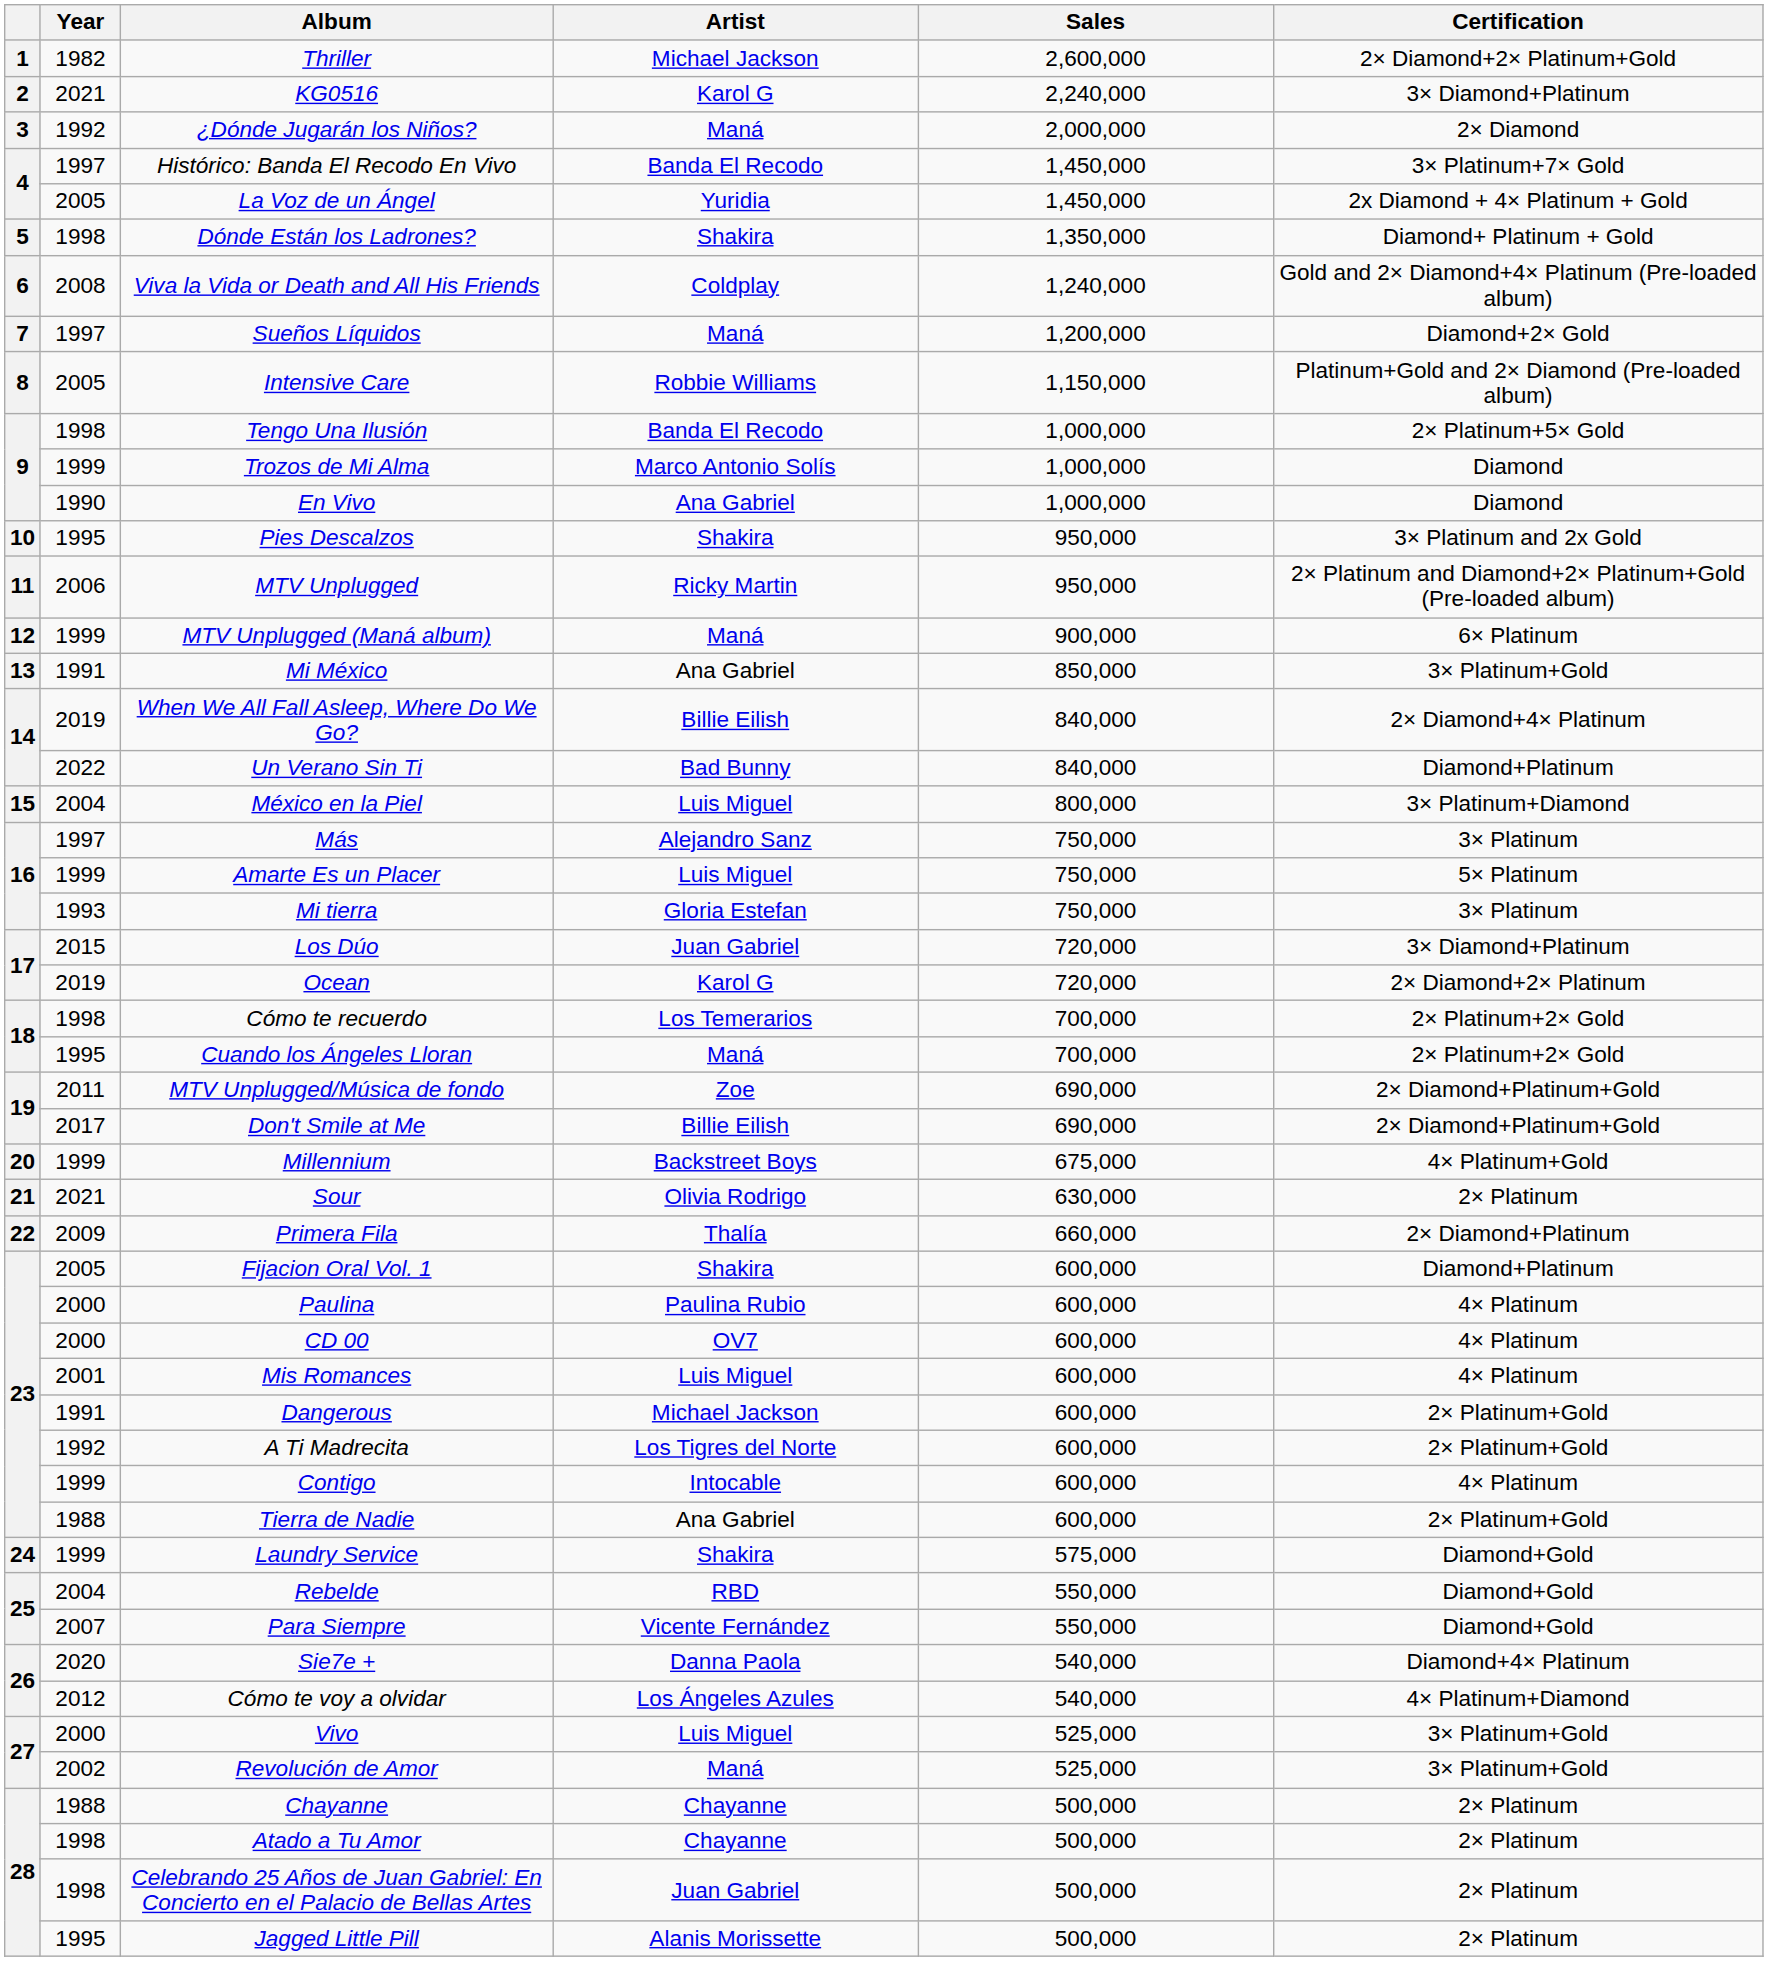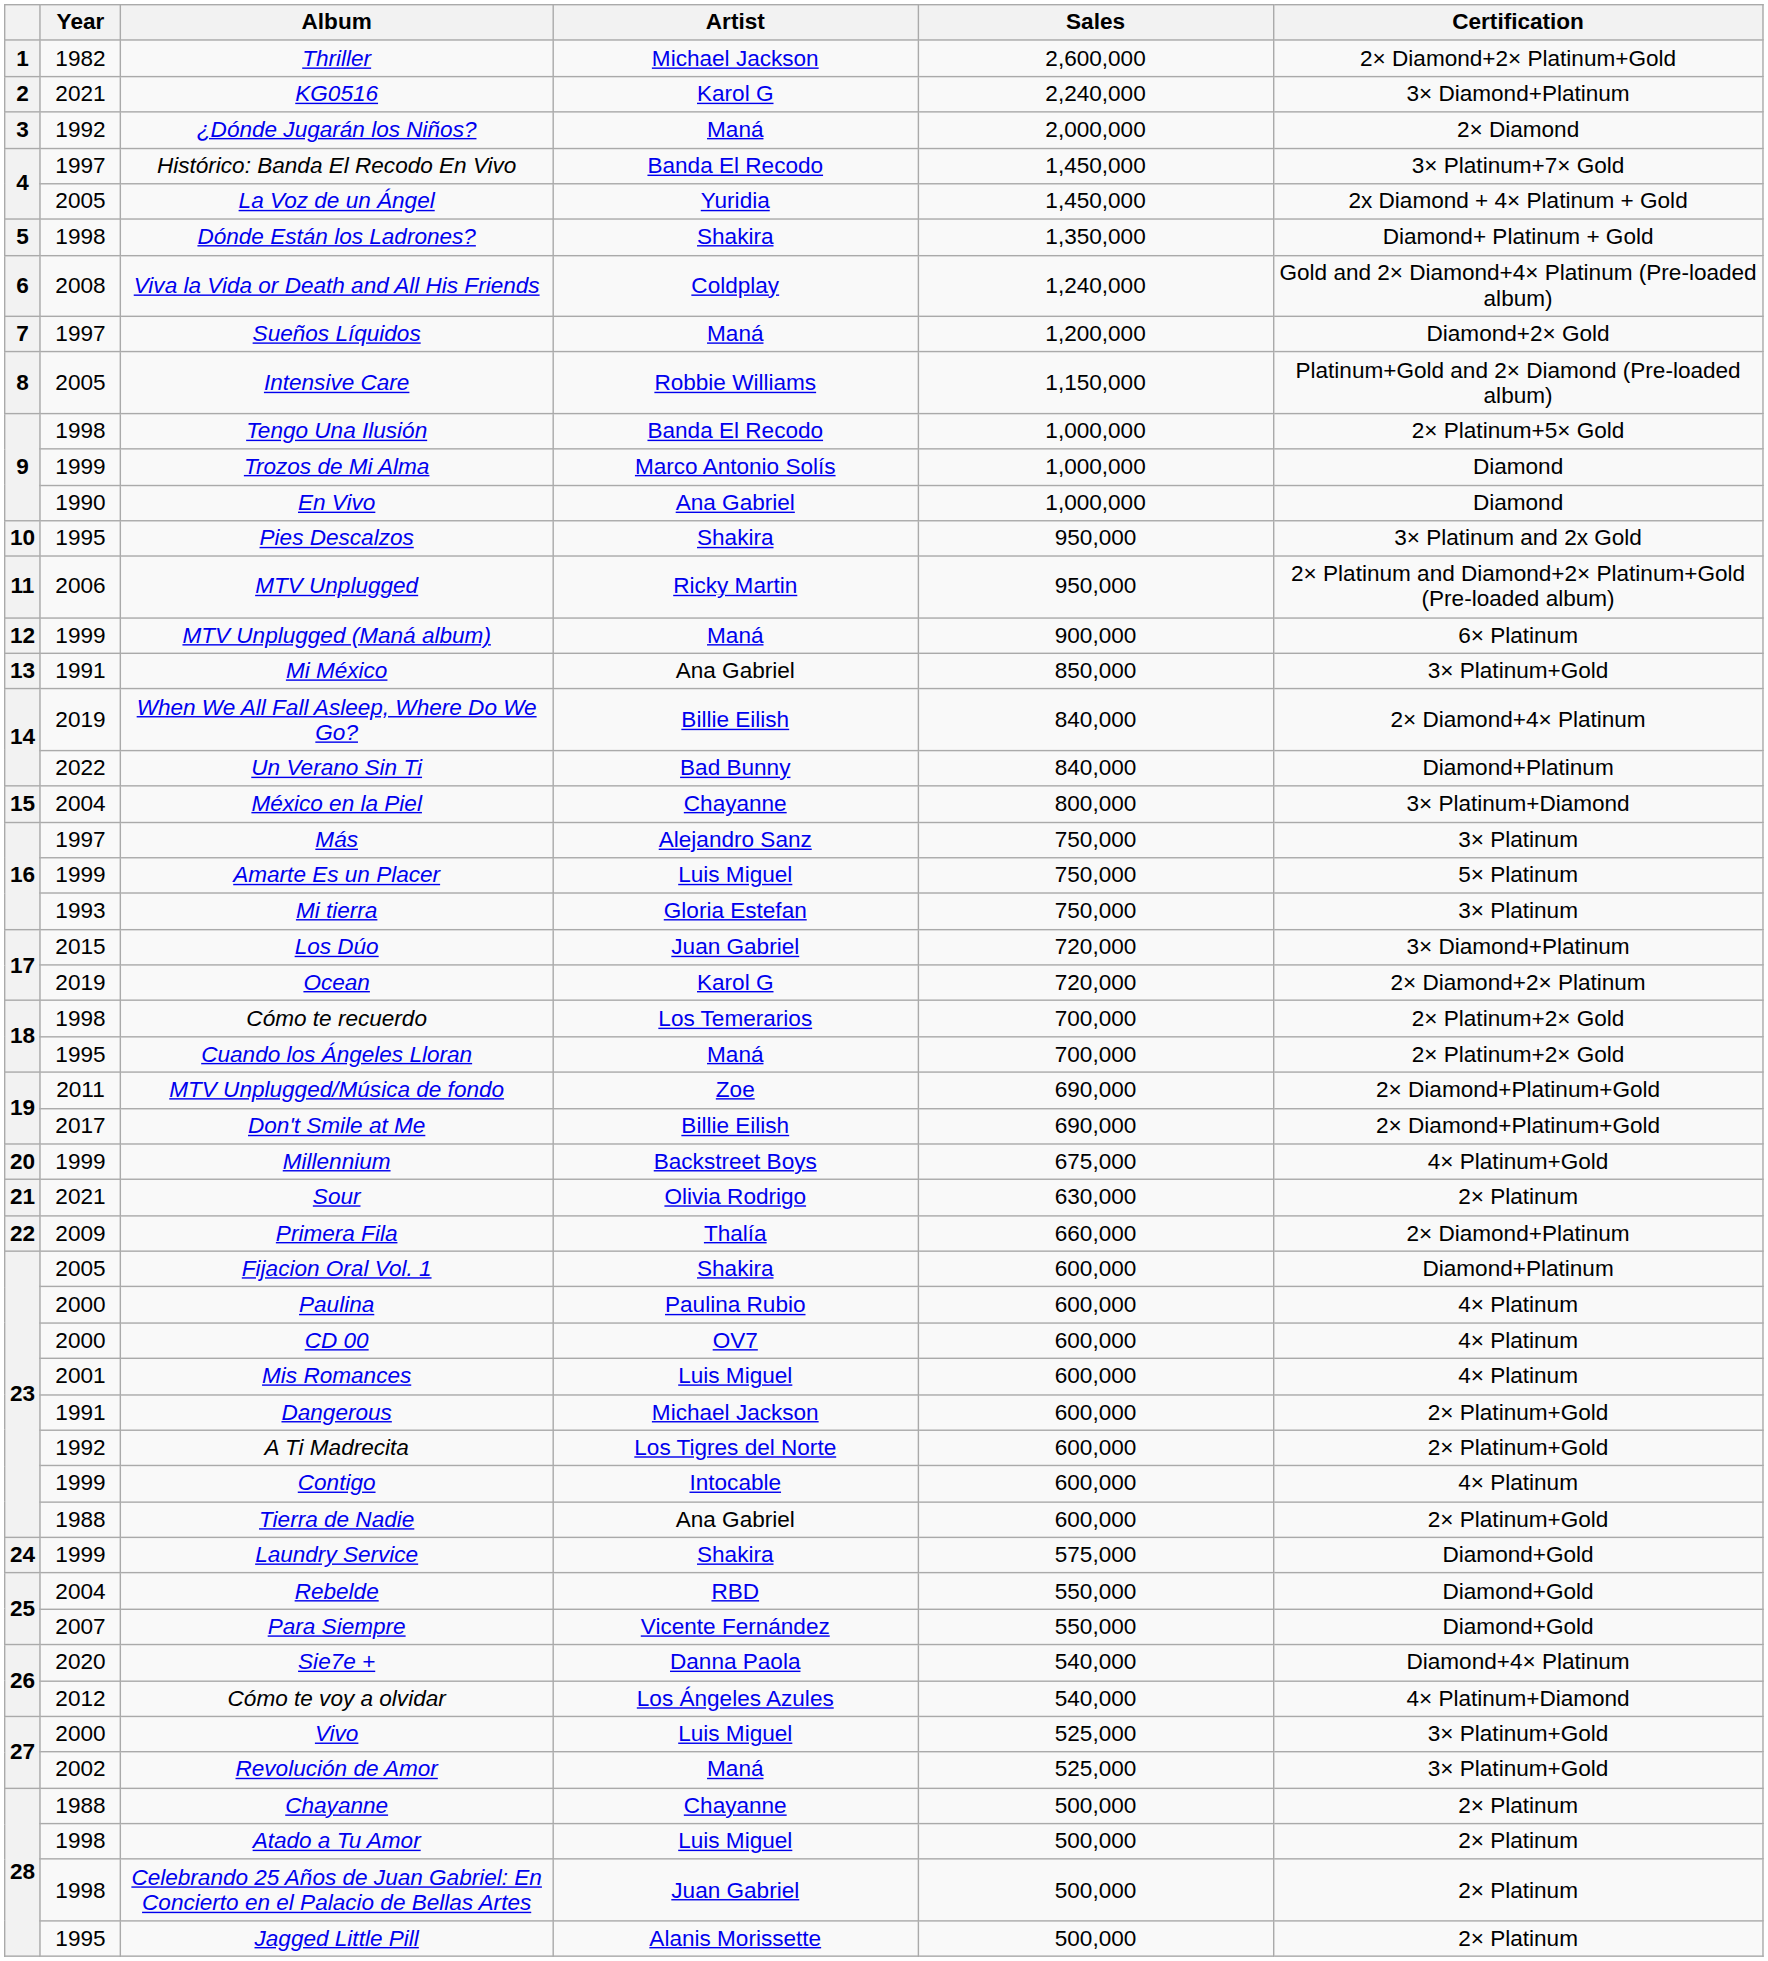(735, 803) Luis Miguel -> (735, 803) Chayanne
(735, 1841) Chayanne -> (735, 1841) Luis Miguel
